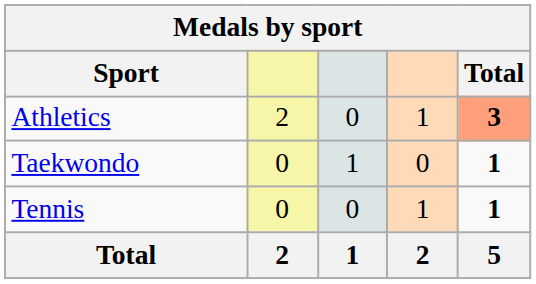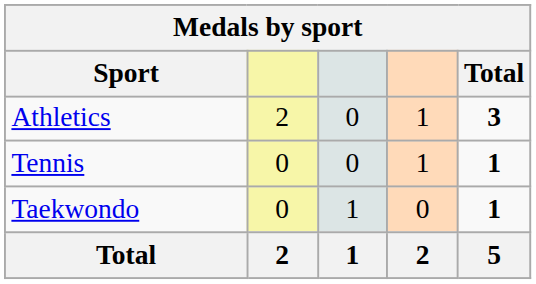(494, 118) lightsalmon background -> (494, 118) no background
rows swapped: (75, 163) <-> (48, 209)
